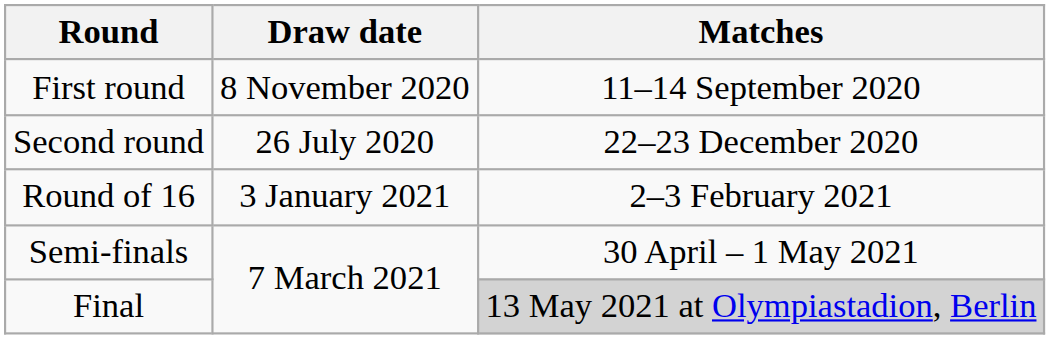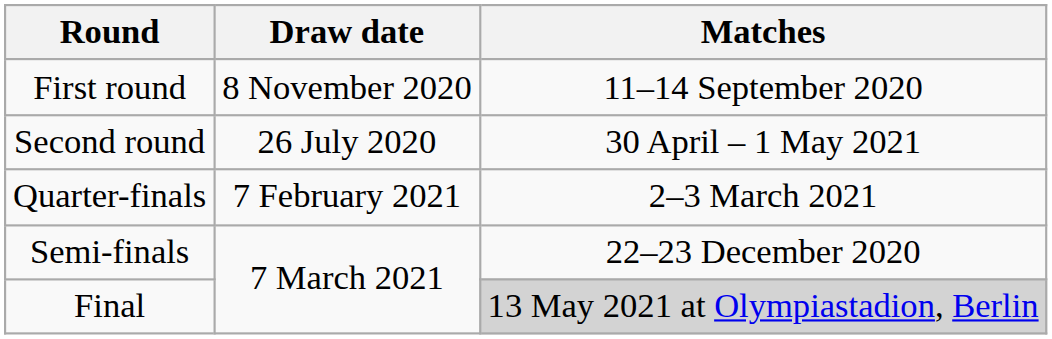(761, 141) 22–23 December 2020 -> (763, 141) 30 April – 1 May 2021
- row: (109, 196)
+ row: (110, 196)
(761, 251) 30 April – 1 May 2021 -> (763, 251) 22–23 December 2020
